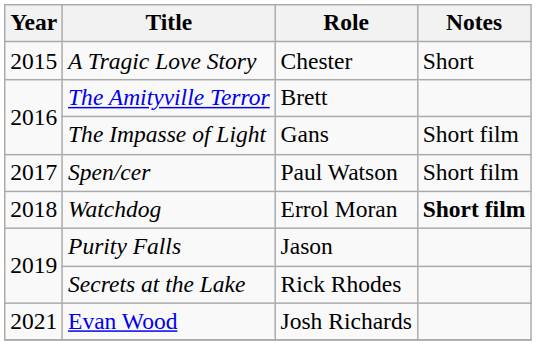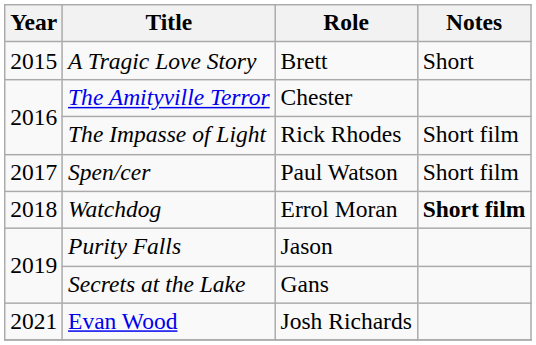(316, 60) Chester -> (304, 60) Brett
(304, 97) Brett -> (316, 97) Chester
(305, 135) Gans -> (341, 135) Rick Rhodes
(341, 284) Rick Rhodes -> (305, 284) Gans
